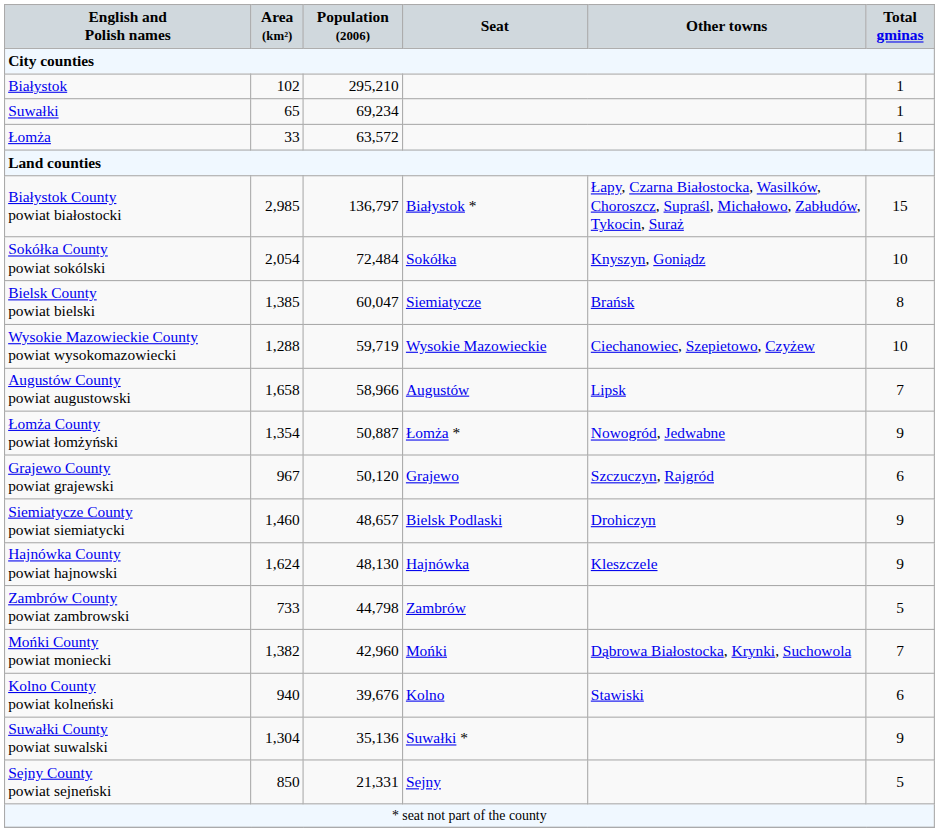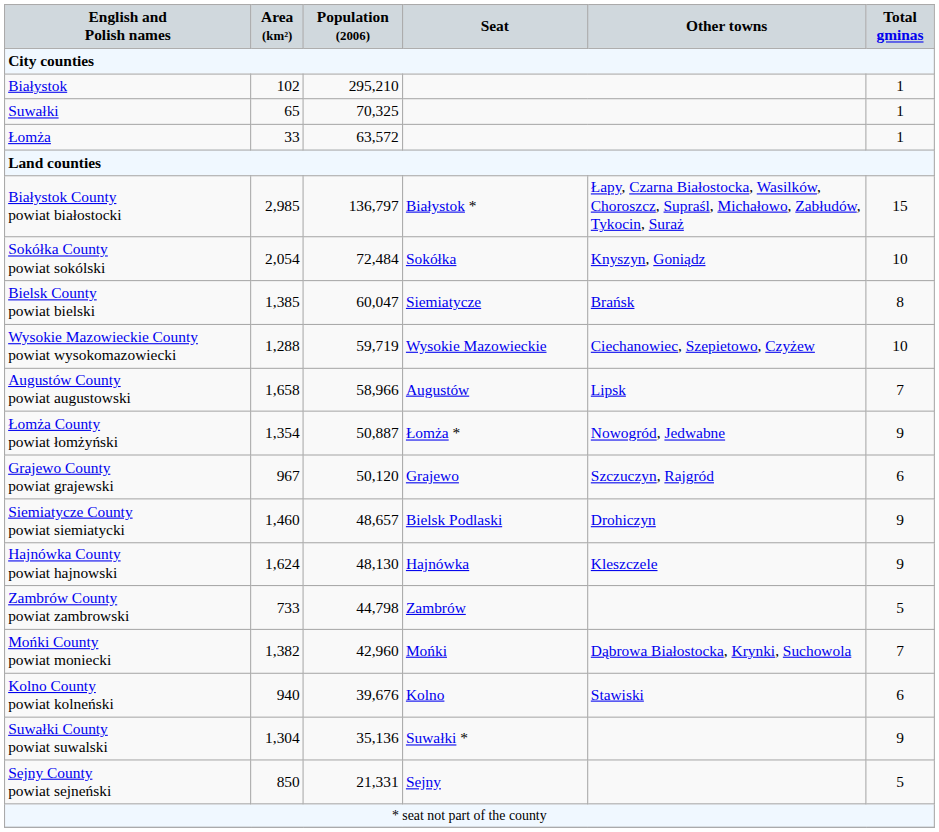(378, 112) 69,234 -> (378, 112) 70,325
